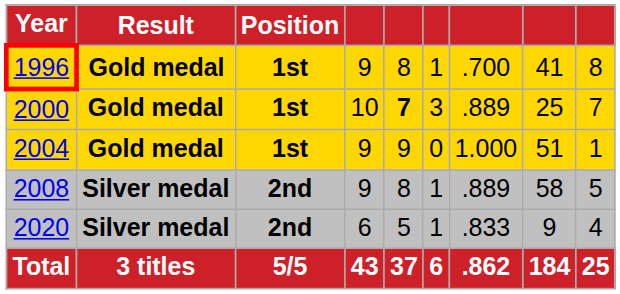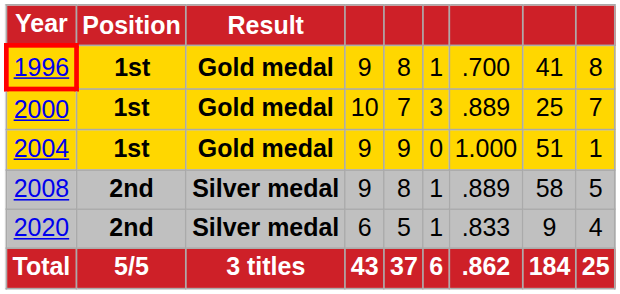columns swapped: (156, 25) <-> (290, 25)
(404, 108) bold -> (404, 108) normal
